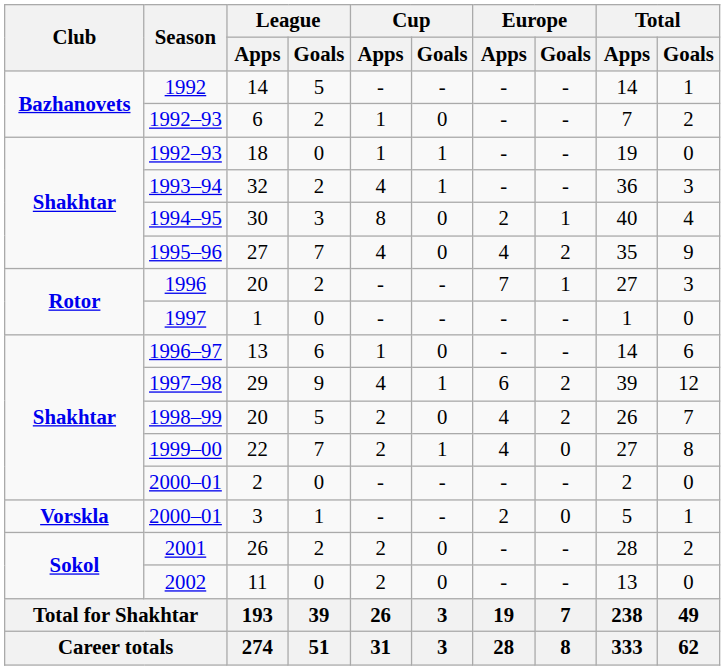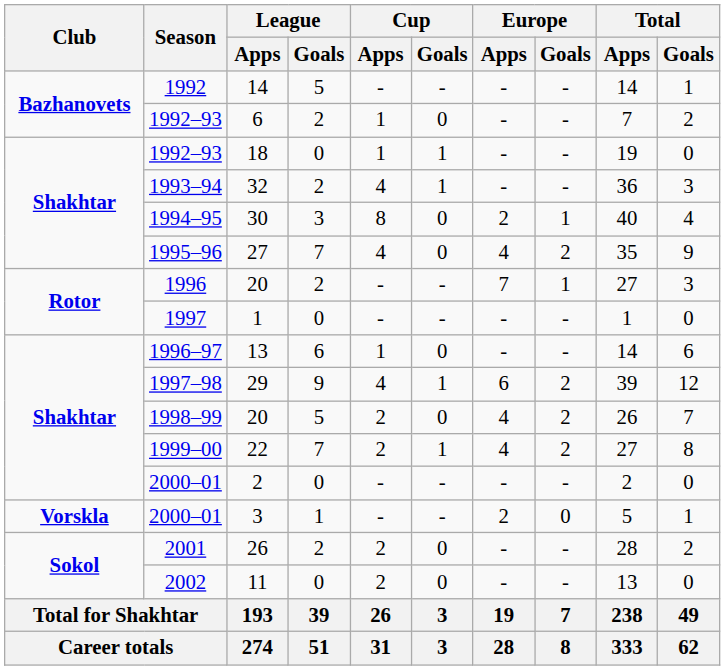(565, 449) 0 -> (565, 449) 2
